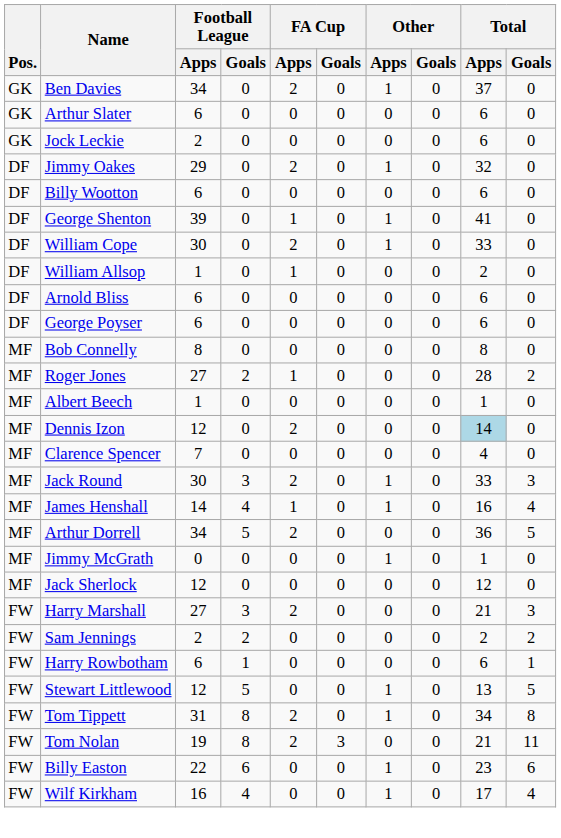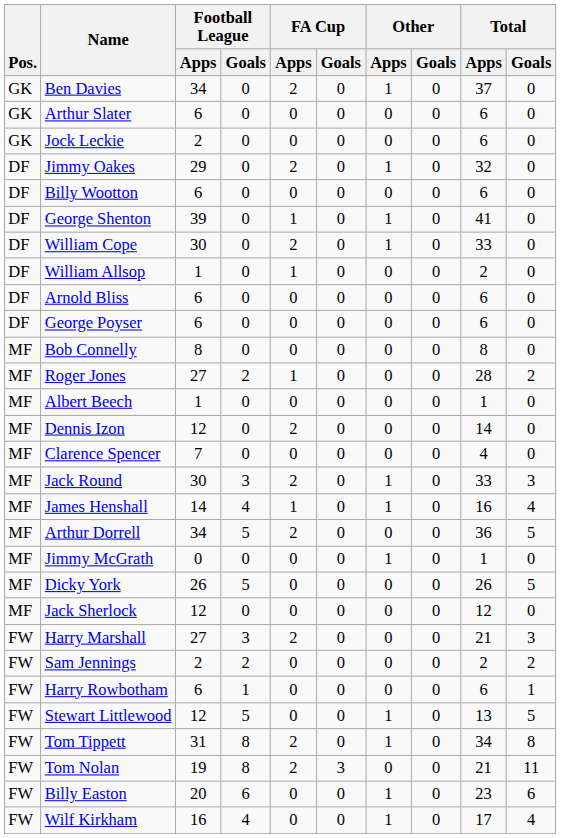(484, 428) lightblue background -> (484, 428) no background
+ row: (83, 584)
(198, 767) 22 -> (198, 794) 20
